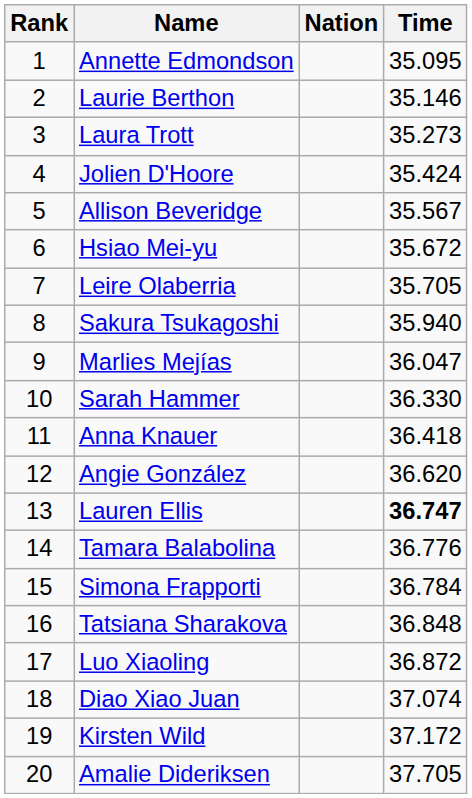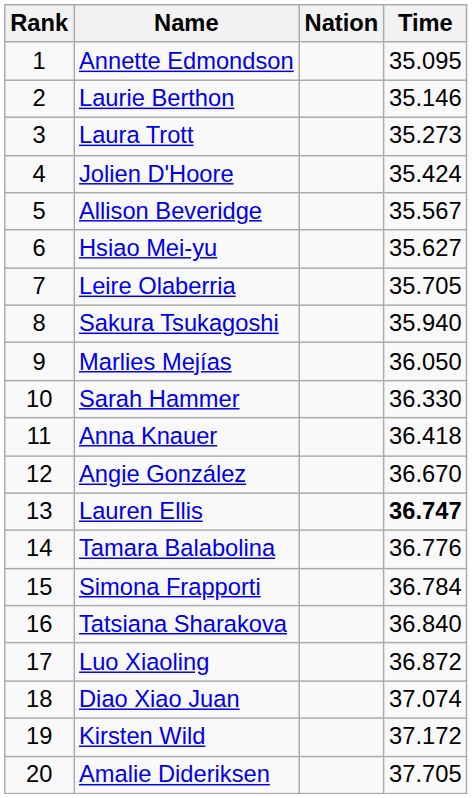(425, 248) 35.672 -> (425, 248) 35.627
(425, 361) 36.047 -> (425, 361) 36.050
(425, 473) 36.620 -> (425, 473) 36.670
(425, 624) 36.848 -> (425, 624) 36.840
